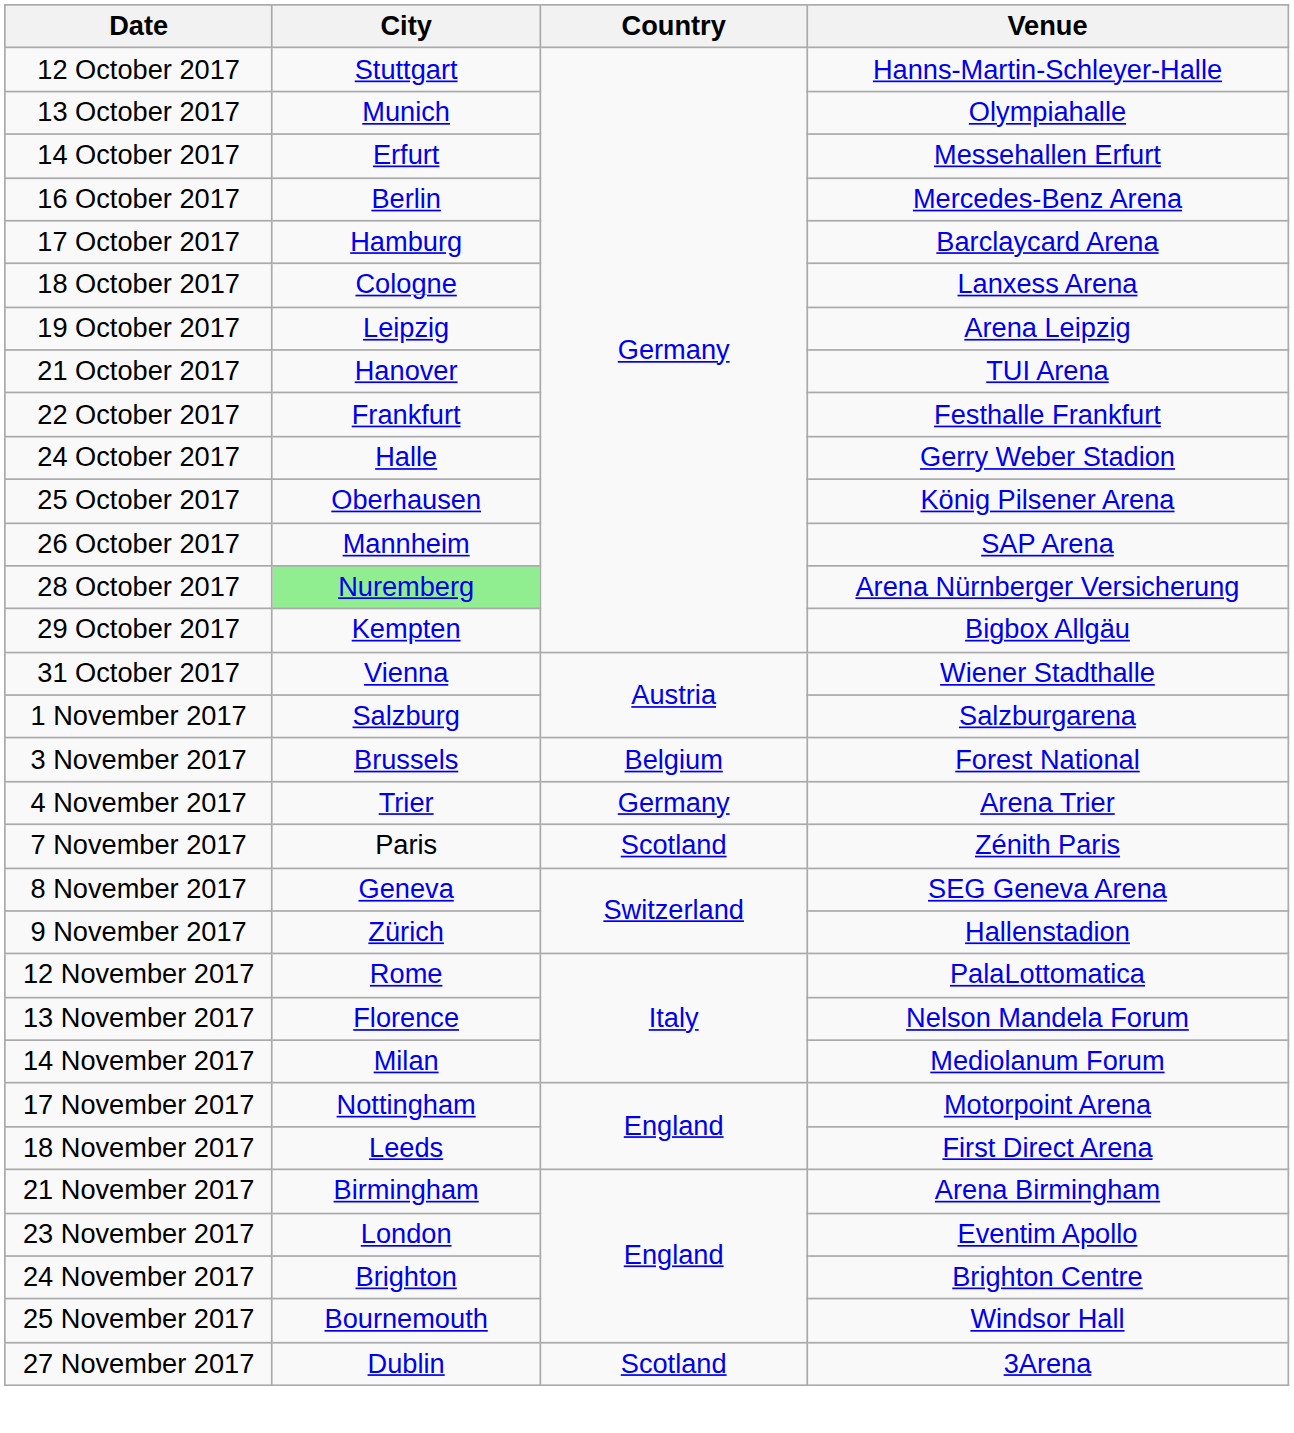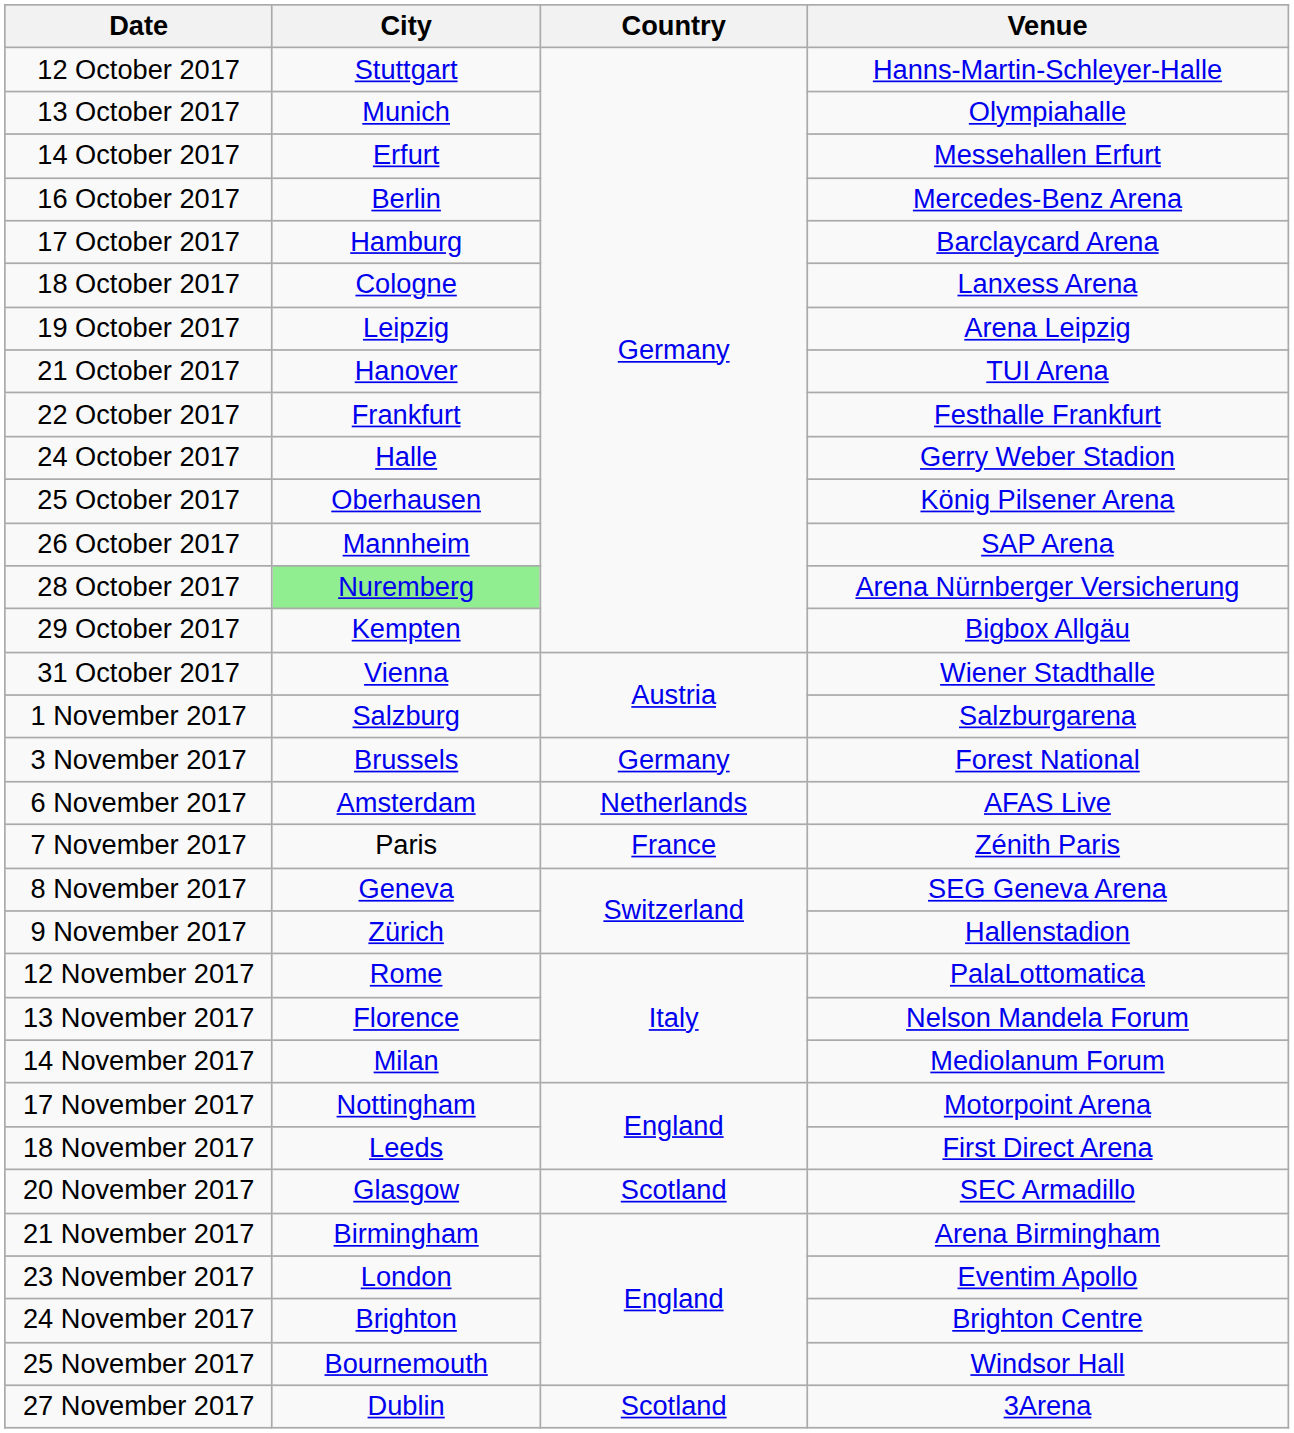(674, 759) Belgium -> (674, 759) Germany
- row: (139, 802)
+ row: (139, 802)
(674, 845) Scotland -> (674, 845) France
+ row: (139, 1190)
